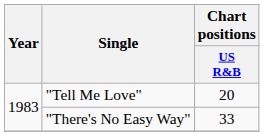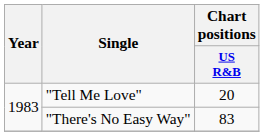(227, 119) 33 -> (227, 119) 83
